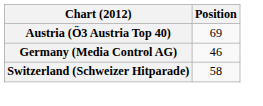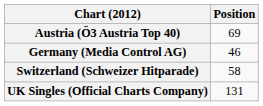+ row: (108, 91)
